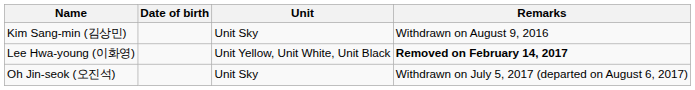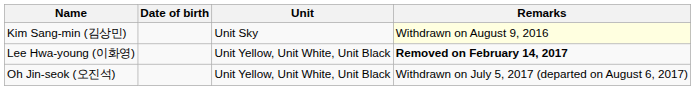(472, 33) no background -> (472, 33) lightyellow background
(236, 74) Unit Sky -> (302, 74) Unit Yellow, Unit White, Unit Black
